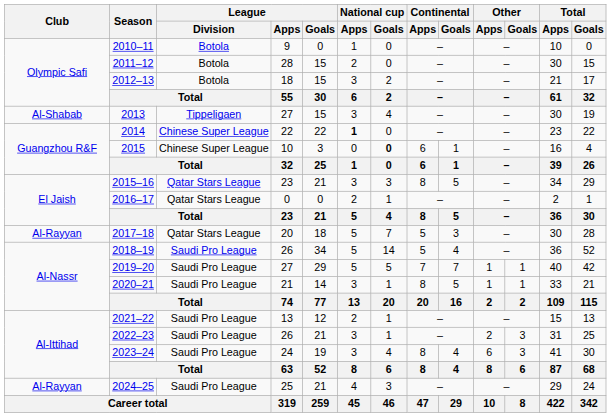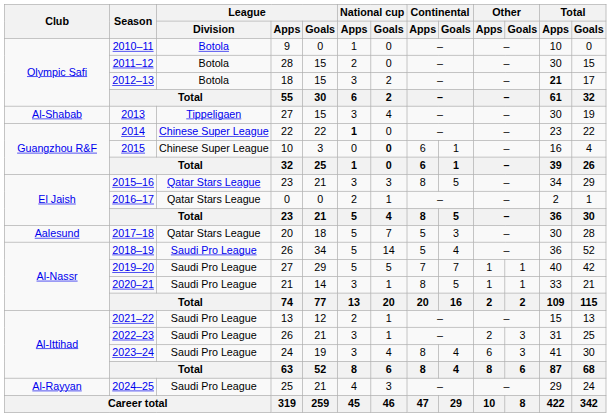(556, 81) normal -> (556, 81) bold
(57, 234) Al-Rayyan -> (57, 234) Aalesund
